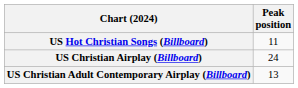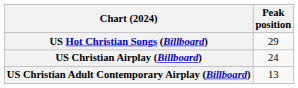(273, 41) 11 -> (273, 41) 29
